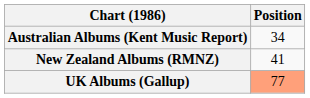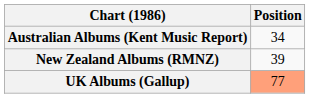(278, 59) 41 -> (278, 59) 39
